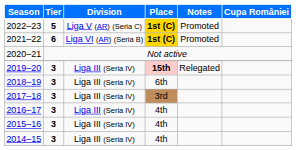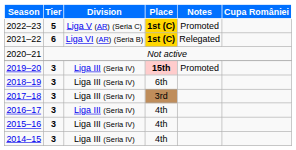(200, 40) Promoted -> (200, 40) Relegated
(200, 68) Relegated -> (200, 68) Promoted
